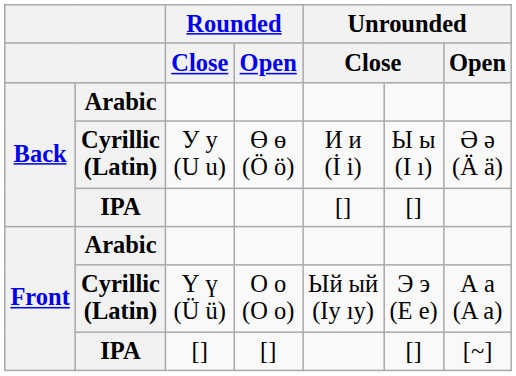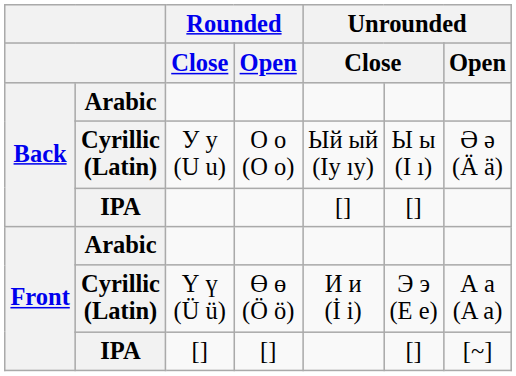(268, 154) Ө ө (Ö ö) -> (268, 154) О о (O o)
(343, 154) И и (İ i) -> (343, 154) Ый ый (Iy ıy)
(268, 298) О о (O o) -> (268, 298) Ө ө (Ö ö)
(343, 298) Ый ый (Iy ıy) -> (343, 298) И и (İ i)
